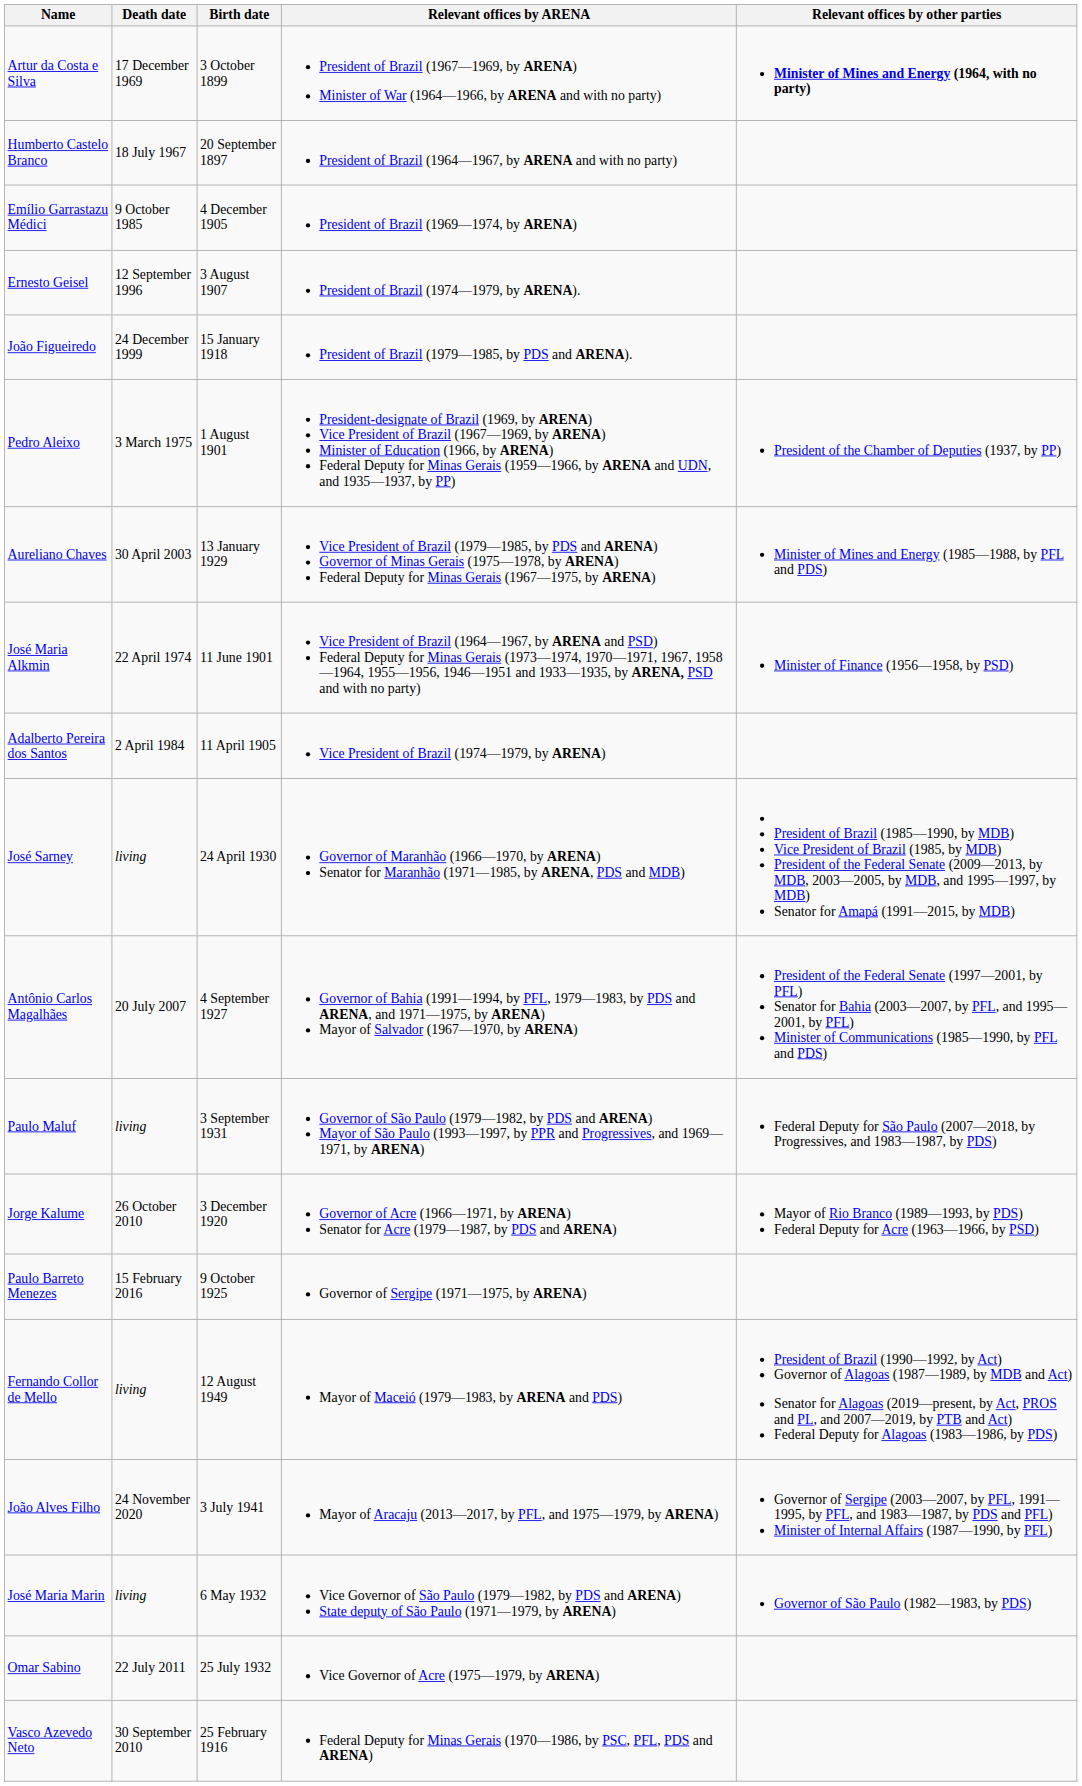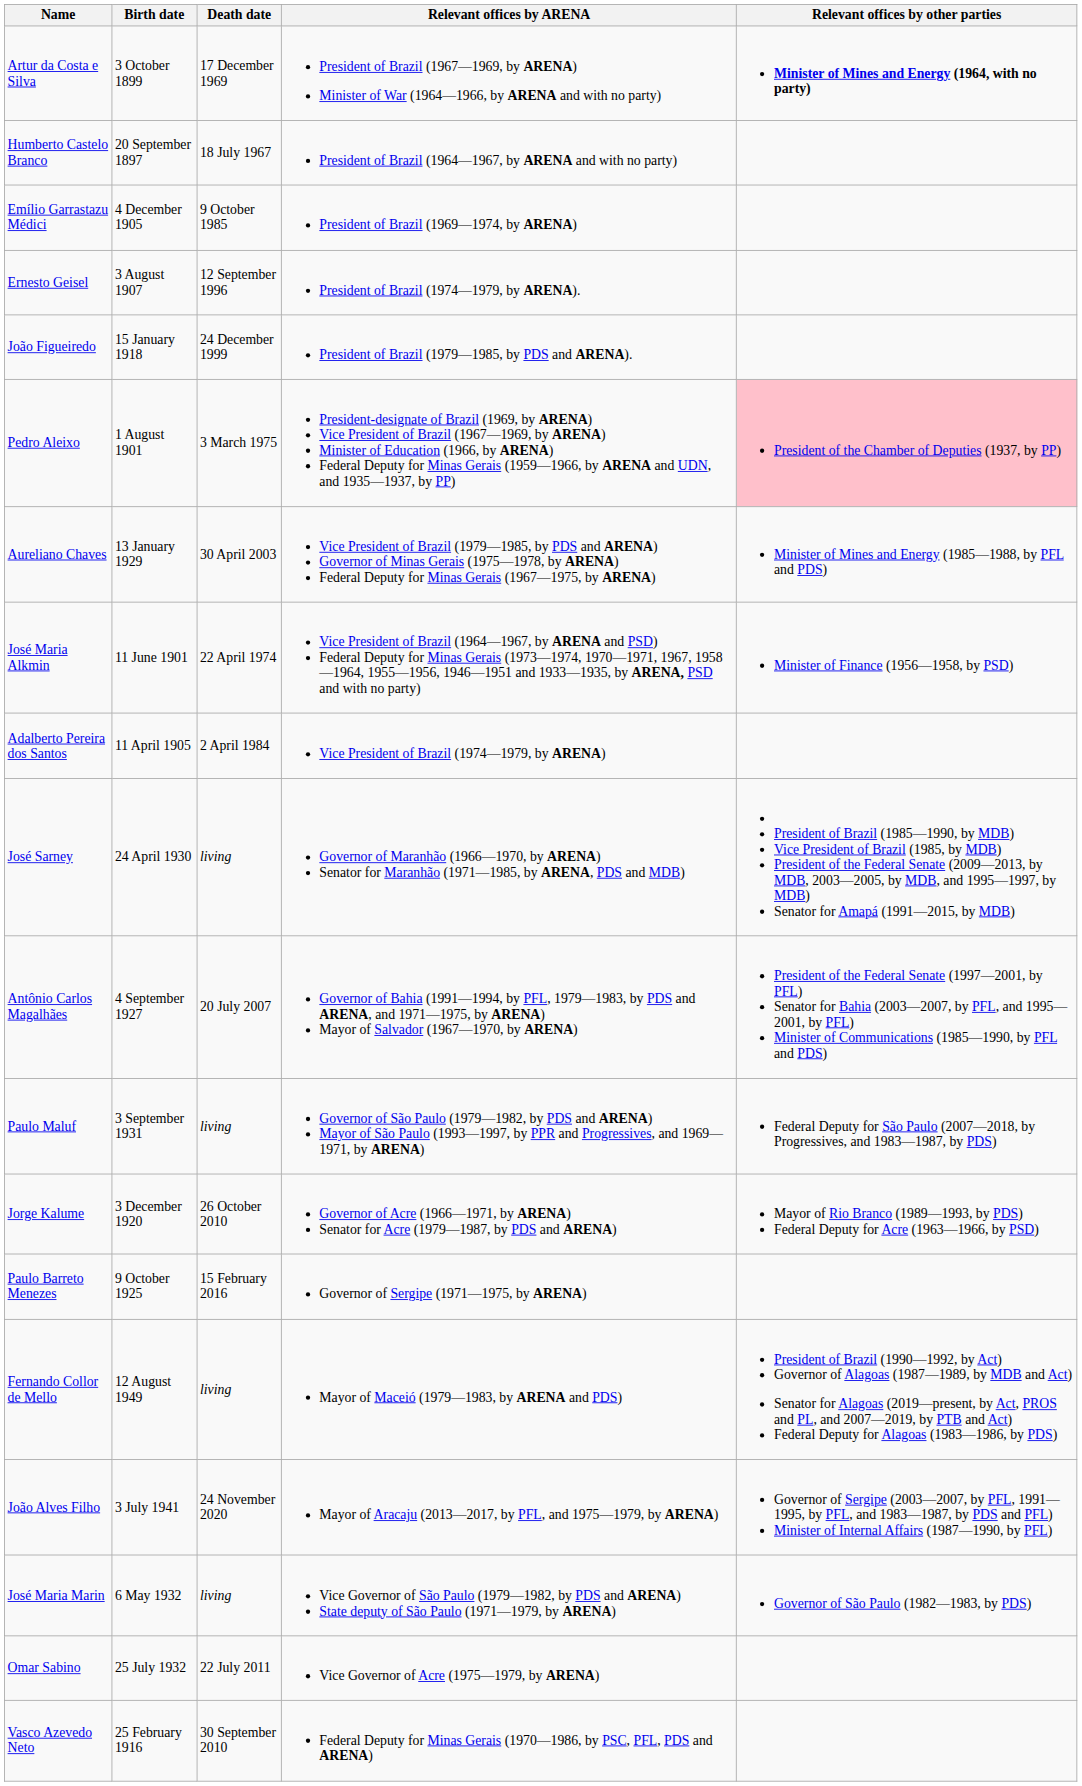columns swapped: (239, 15) <-> (154, 15)
(907, 451) no background -> (907, 451) pink background
